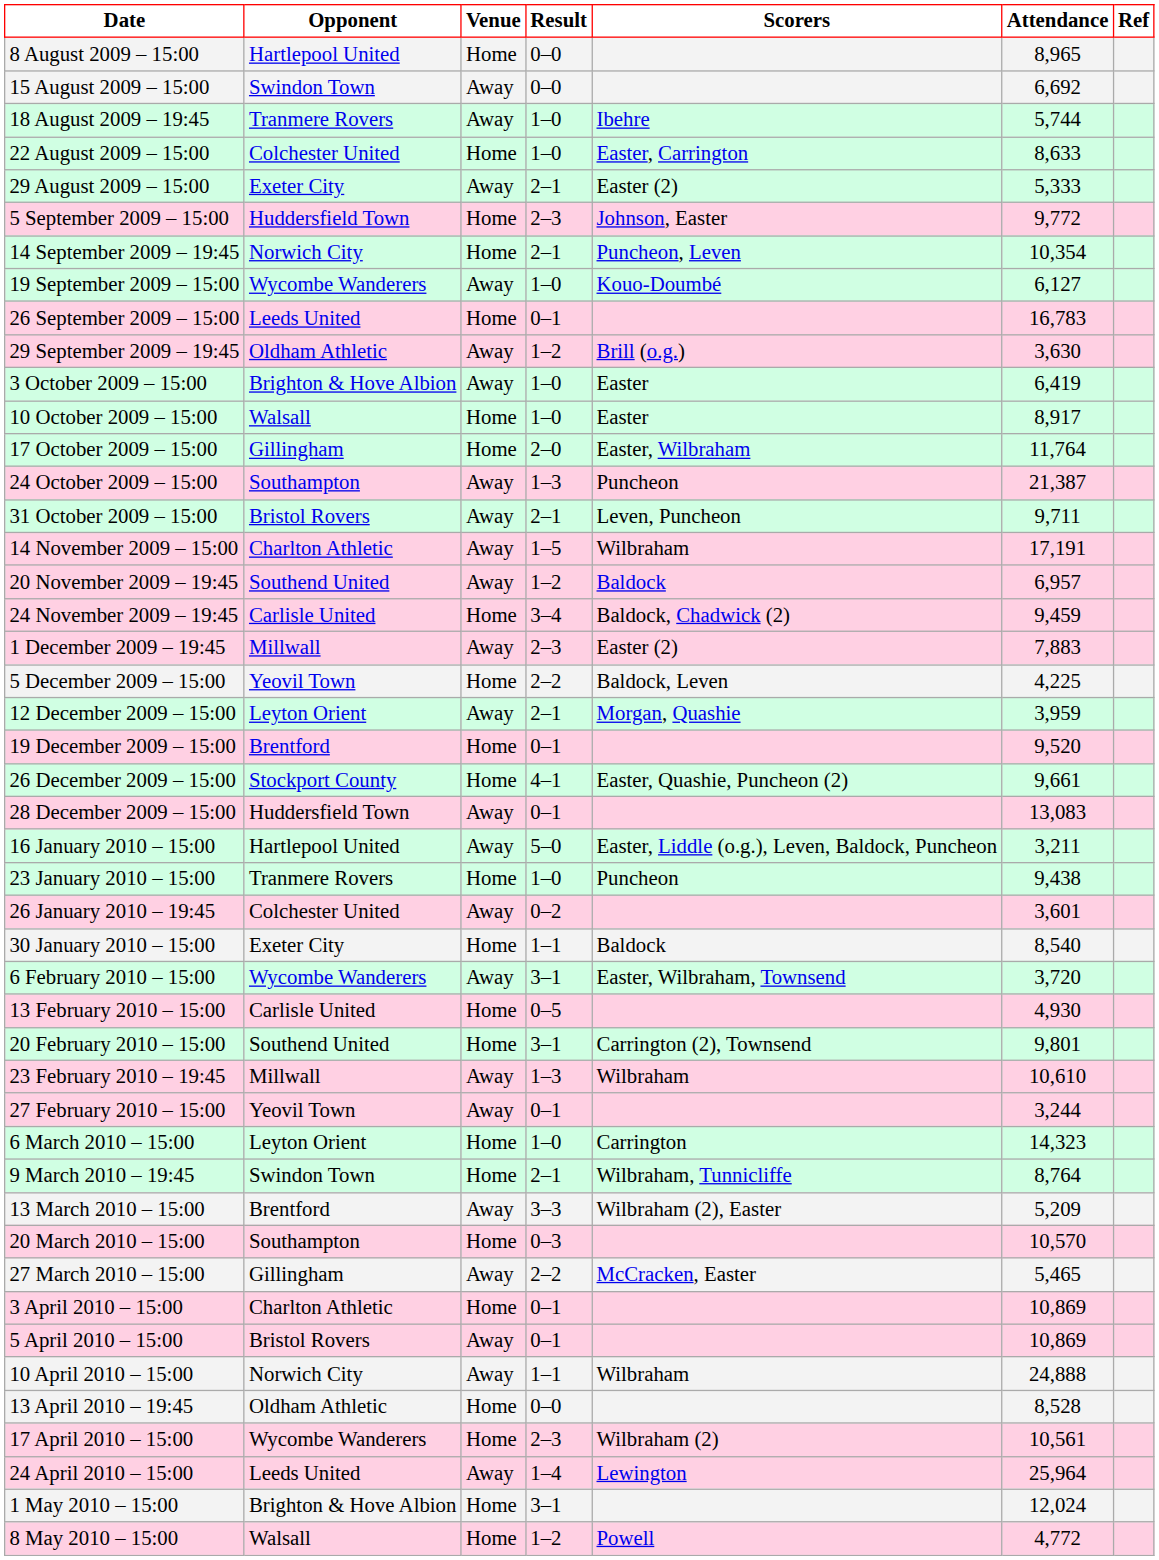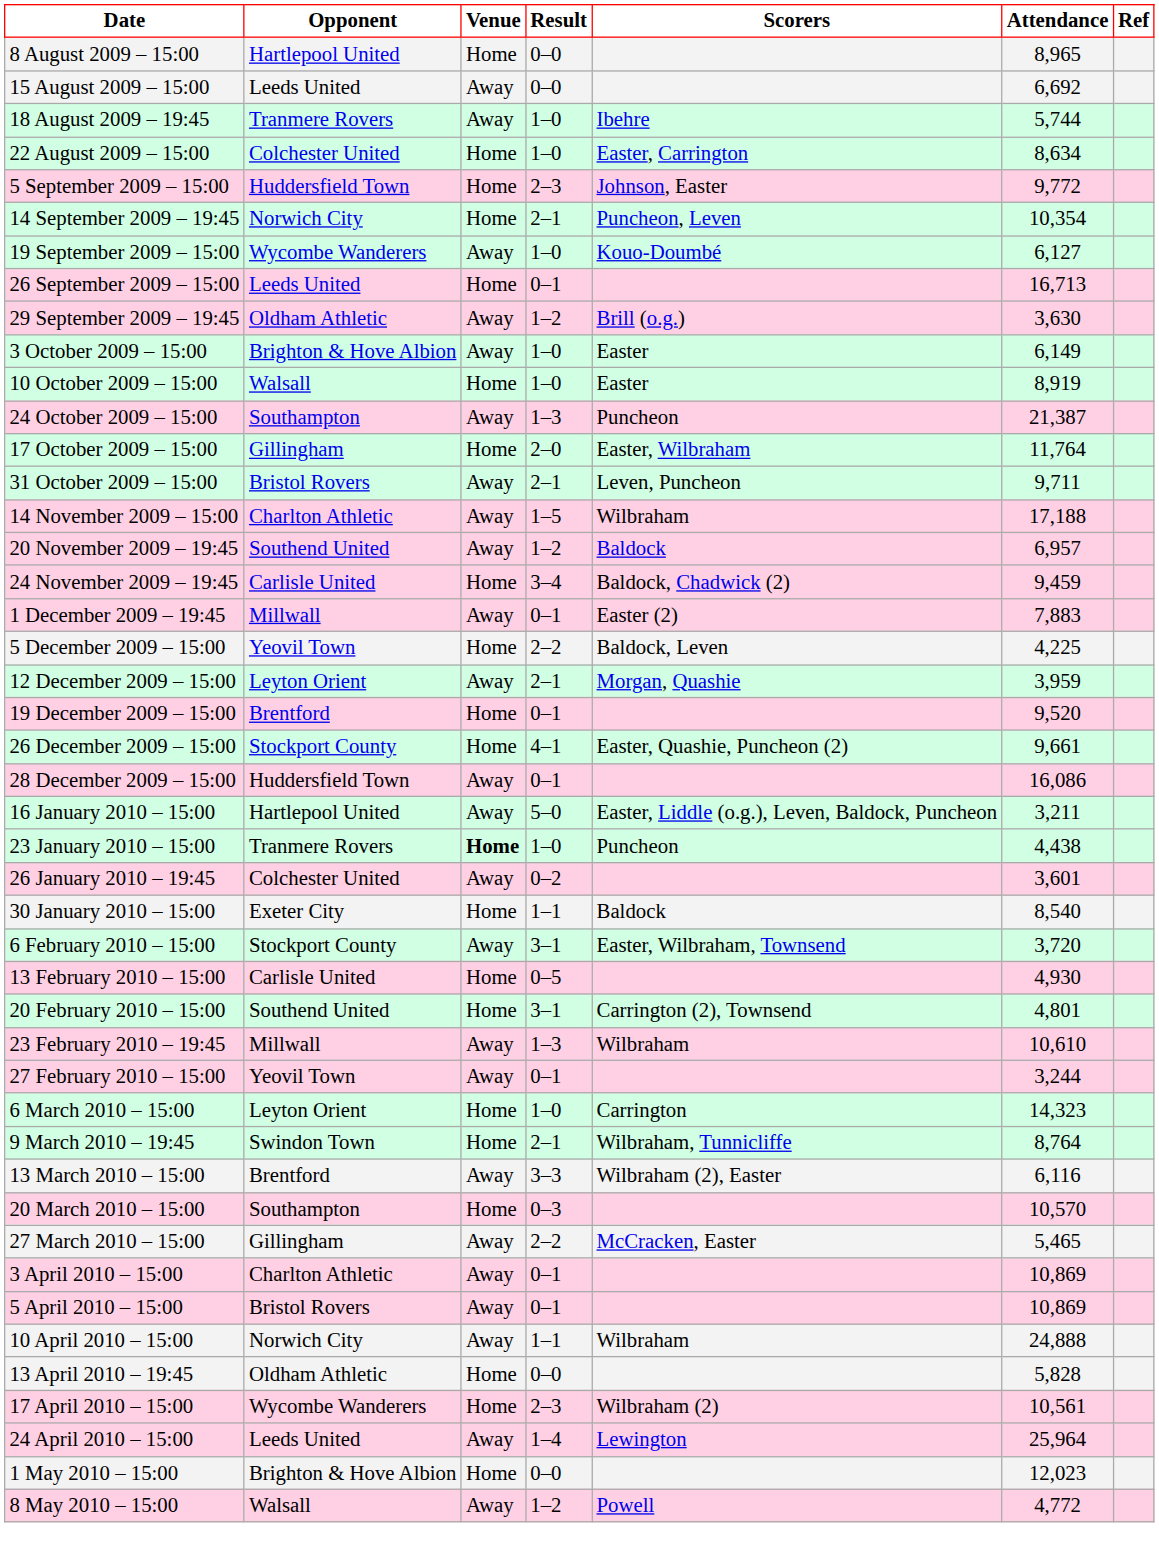(312, 86) Swindon Town -> (305, 86) Leeds United
(1058, 152) 8,633 -> (1058, 152) 8,634
- row: (109, 185)
(1058, 317) 16,783 -> (1058, 284) 16,713
(1058, 383) 6,419 -> (1058, 350) 6,149
(1058, 416) 8,917 -> (1058, 383) 8,919
rows swapped: (113, 449) <-> (113, 482)
(1058, 548) 17,191 -> (1058, 515) 17,188
(546, 647) 2–3 -> (546, 614) 0–1
(1058, 812) 13,083 -> (1058, 779) 16,086
(491, 878) normal -> (493, 845) bold
(1058, 878) 9,438 -> (1058, 845) 4,438
(338, 977) Wycombe Wanderers -> (323, 944) Stockport County
(1058, 1043) 9,801 -> (1058, 1010) 4,801
(1058, 1208) 5,209 -> (1058, 1175) 6,116
(491, 1307) Home -> (490, 1274) Away
(1058, 1406) 8,528 -> (1058, 1373) 5,828
(546, 1505) 3–1 -> (546, 1472) 0–0
(1058, 1505) 12,024 -> (1058, 1472) 12,023
(491, 1538) Home -> (490, 1505) Away
